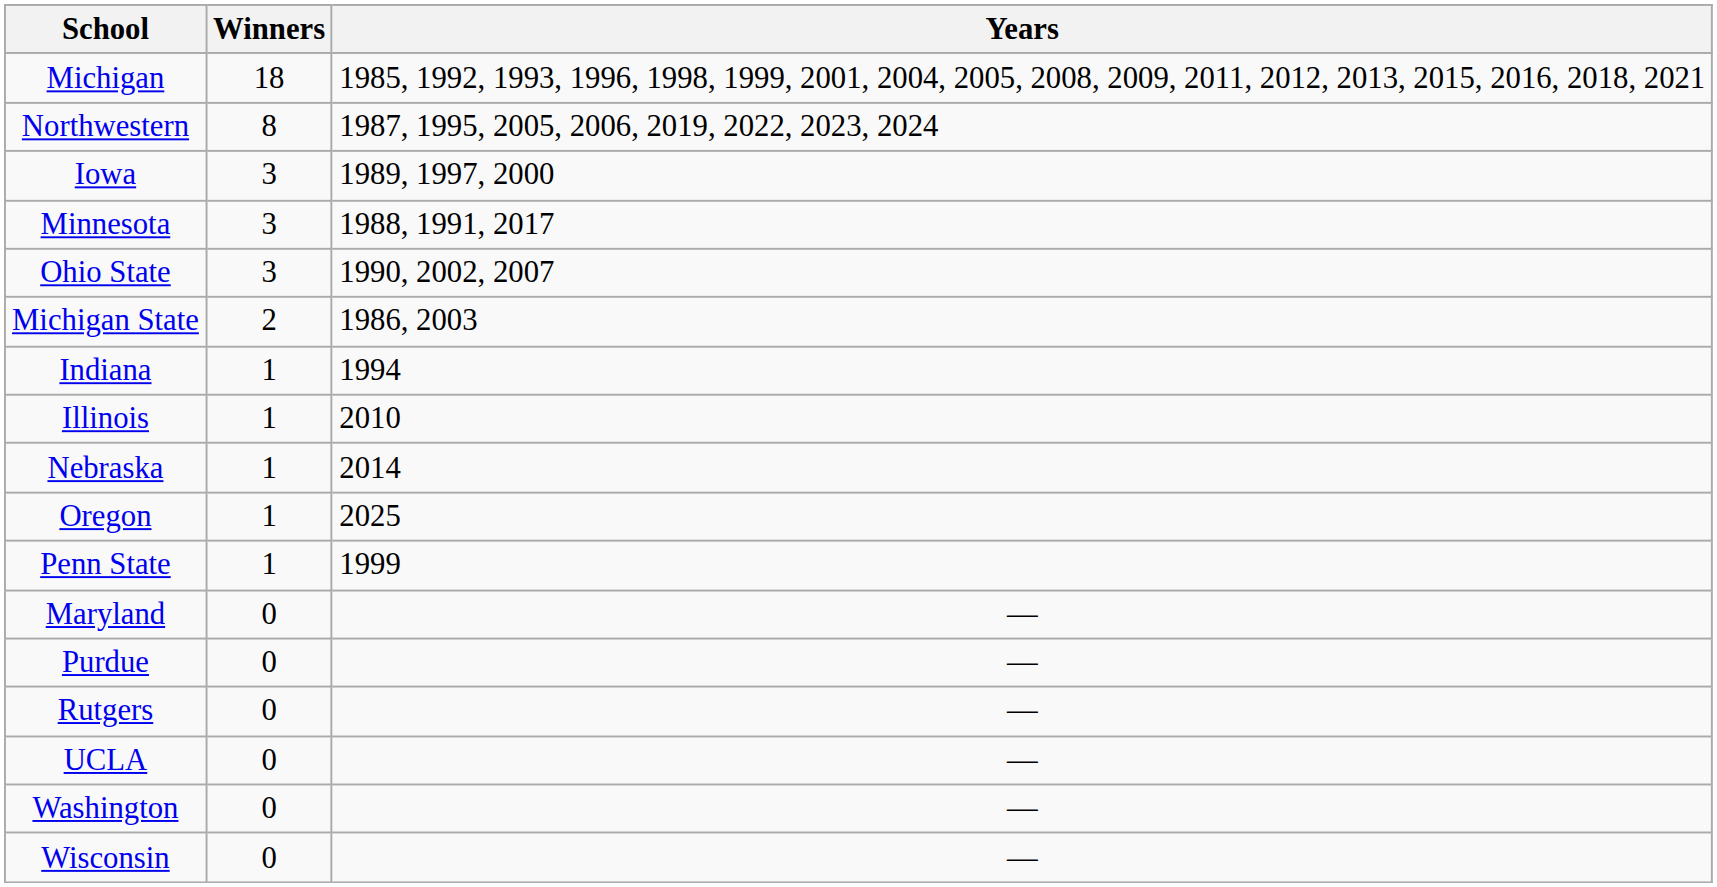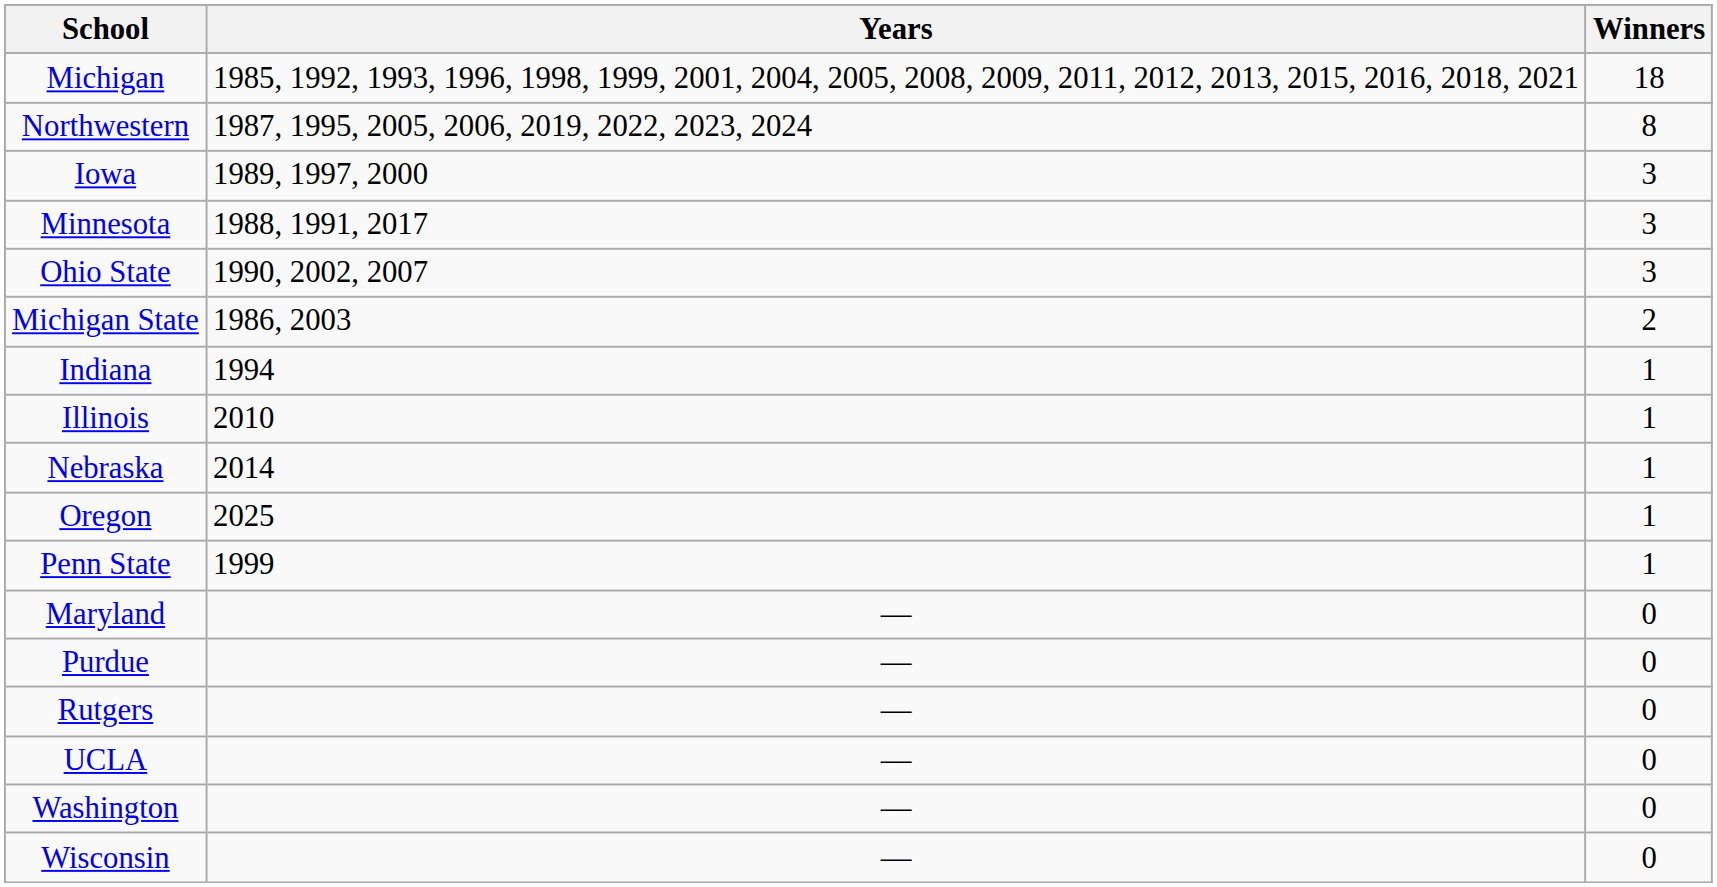columns swapped: (269, 28) <-> (1022, 28)
